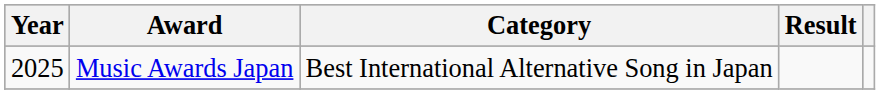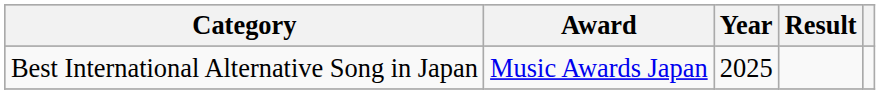columns swapped: (37, 25) <-> (539, 25)
